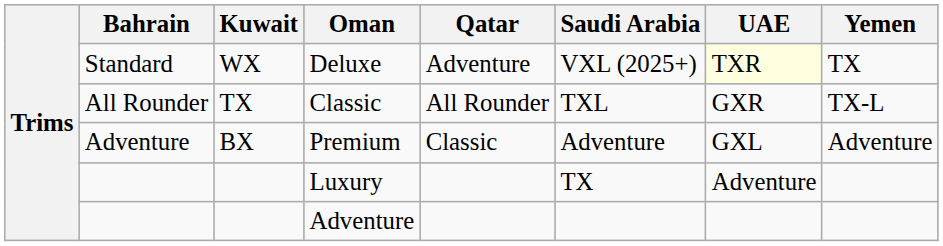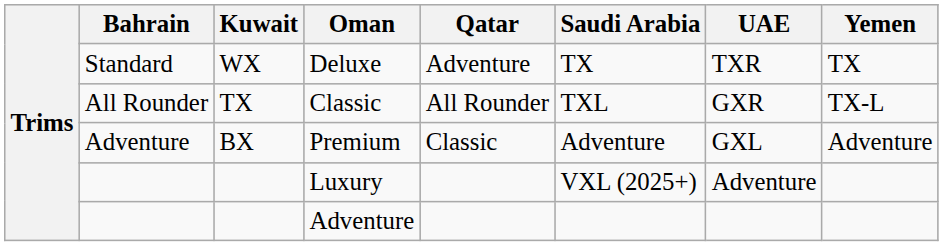(629, 63) VXL (2025+) -> (577, 63) TX
(737, 63) lightyellow background -> (737, 63) no background
(577, 181) TX -> (629, 181) VXL (2025+)
